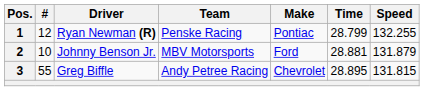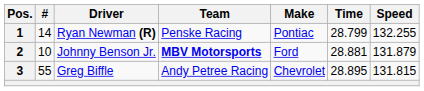(45, 33) 12 -> (45, 33) 14
(208, 52) normal -> (211, 52) bold
